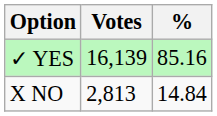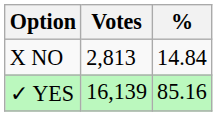rows swapped: (42, 58) <-> (36, 93)
